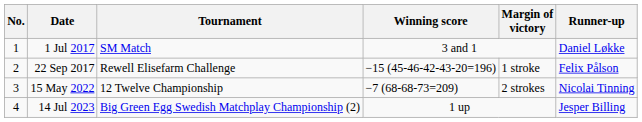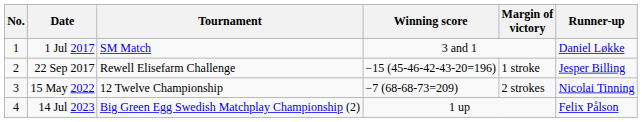(589, 68) Felix Pålson -> (592, 68) Jesper Billing
(592, 108) Jesper Billing -> (589, 108) Felix Pålson
